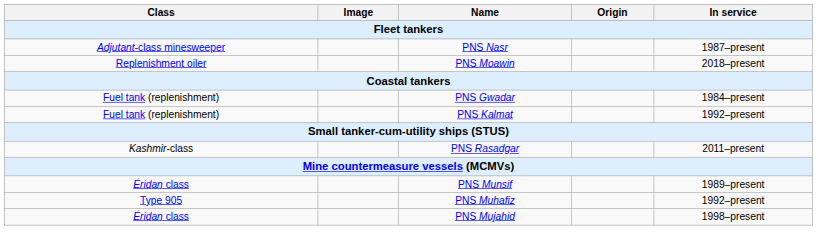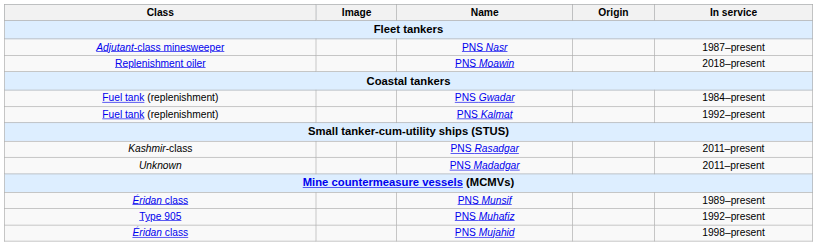+ row: (485, 165)
